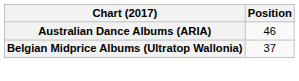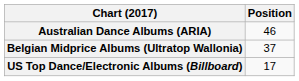+ row: (125, 66)
